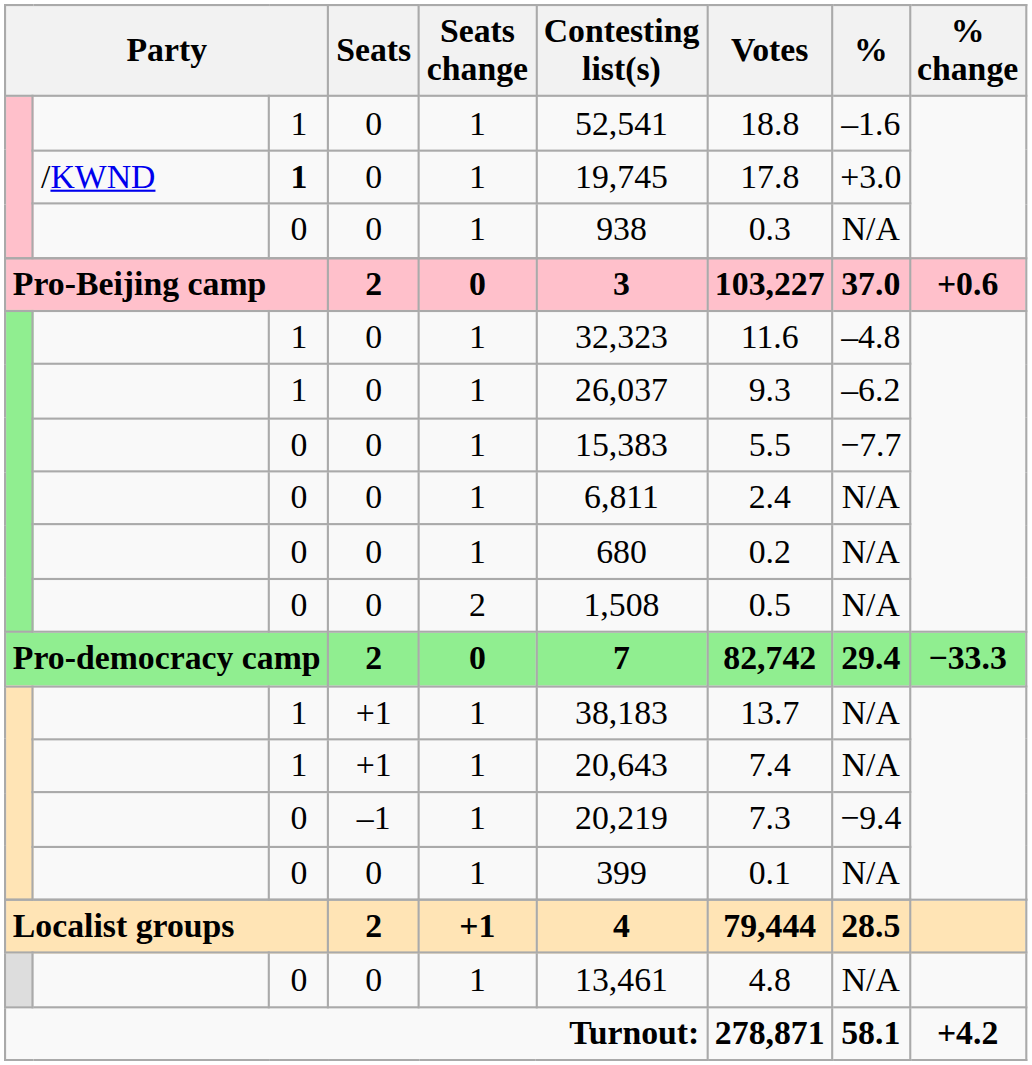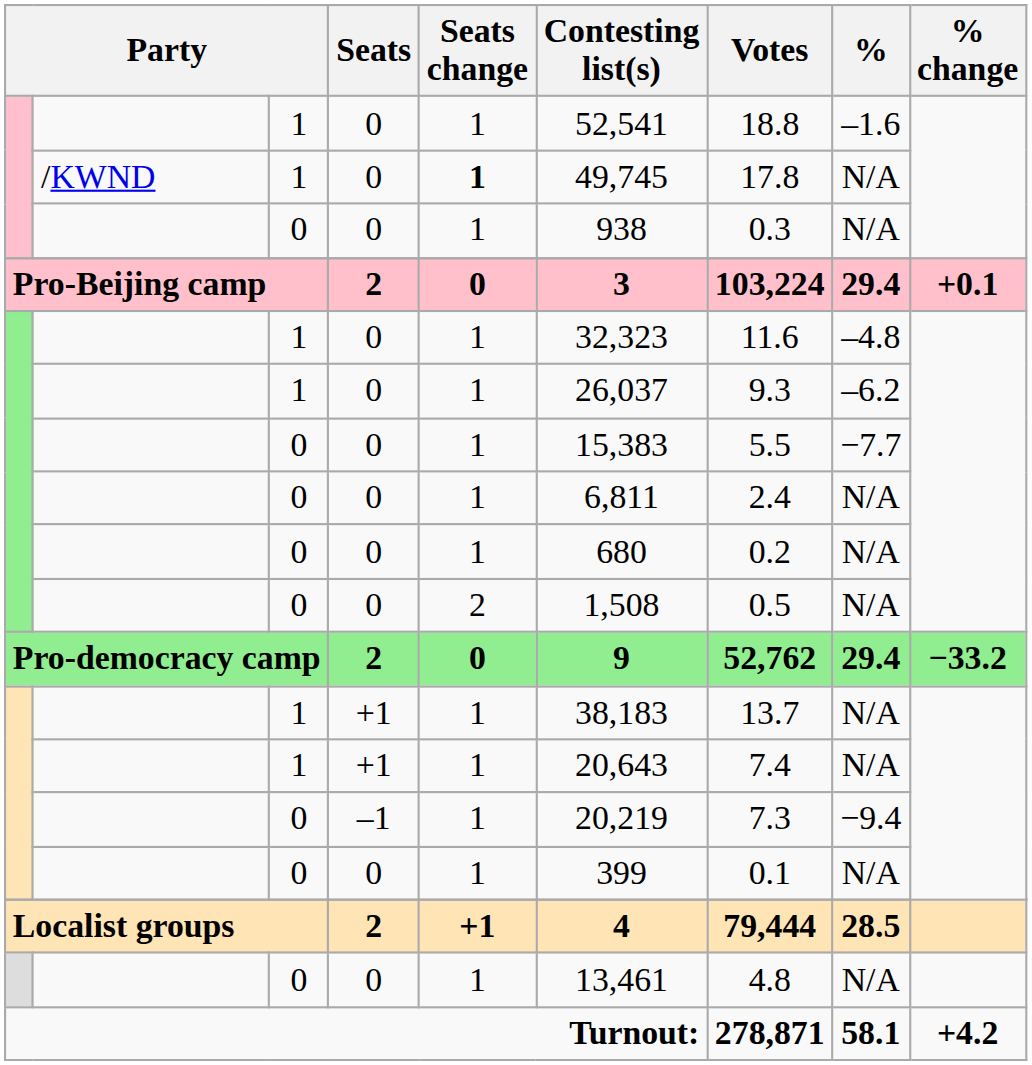(299, 176) bold -> (299, 176) normal
(477, 176) normal -> (477, 176) bold
(621, 176) 19,745 -> (621, 176) 49,745
(871, 176) +3.0 -> (871, 176) N/A
(770, 283) 103,227 -> (770, 283) 103,224
(871, 283) 37.0 -> (871, 283) 29.4
(968, 283) +0.6 -> (968, 283) +0.1
(621, 658) 7 -> (621, 658) 9
(770, 658) 82,742 -> (770, 658) 52,762
(968, 658) −33.3 -> (968, 658) −33.2
